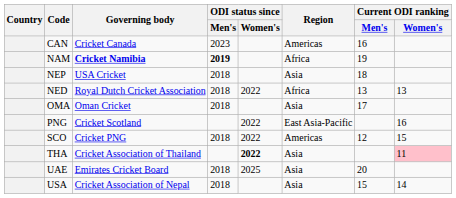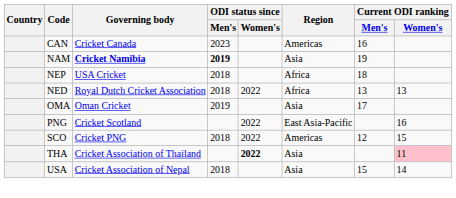(297, 59) Africa -> (293, 59) Asia
(293, 75) Asia -> (297, 75) Africa
(220, 106) 2018 -> (220, 106) 2019
- row: (57, 169)
